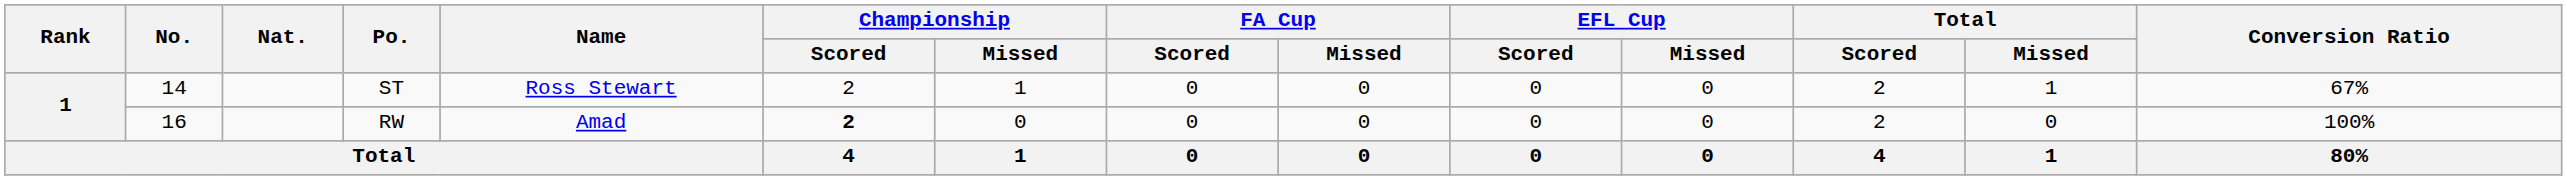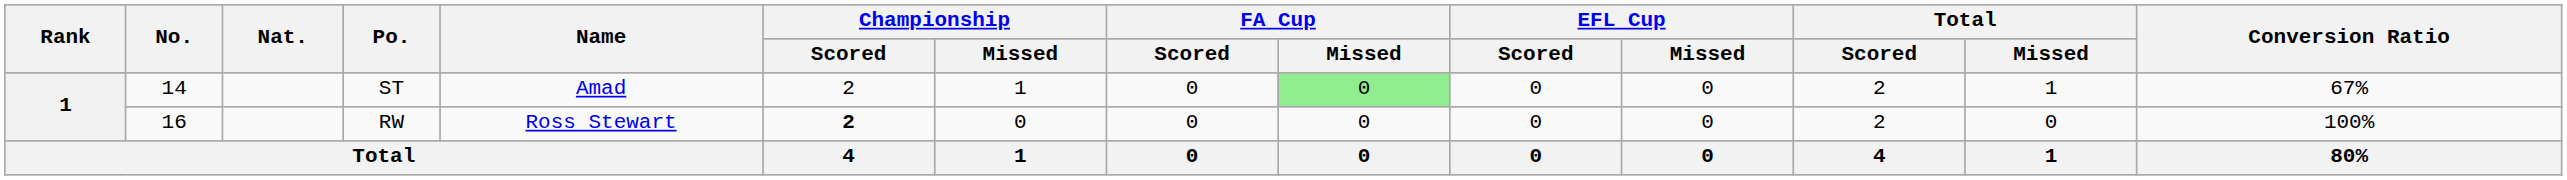(601, 90) Ross Stewart -> (601, 90) Amad
(1364, 90) no background -> (1364, 90) lightgreen background
(601, 124) Amad -> (601, 124) Ross Stewart
